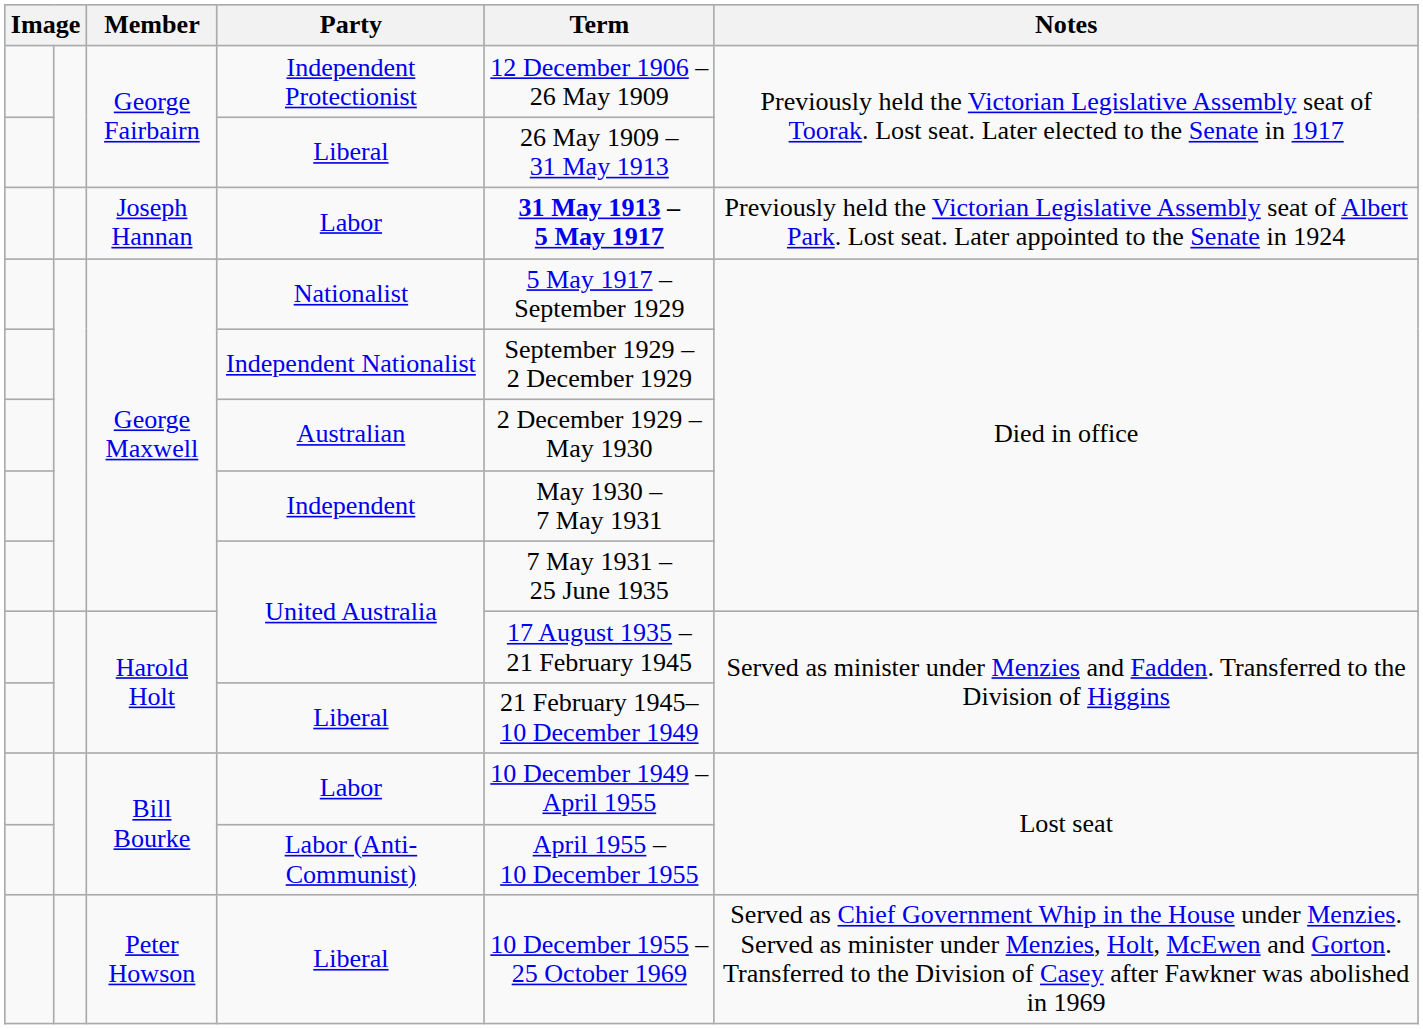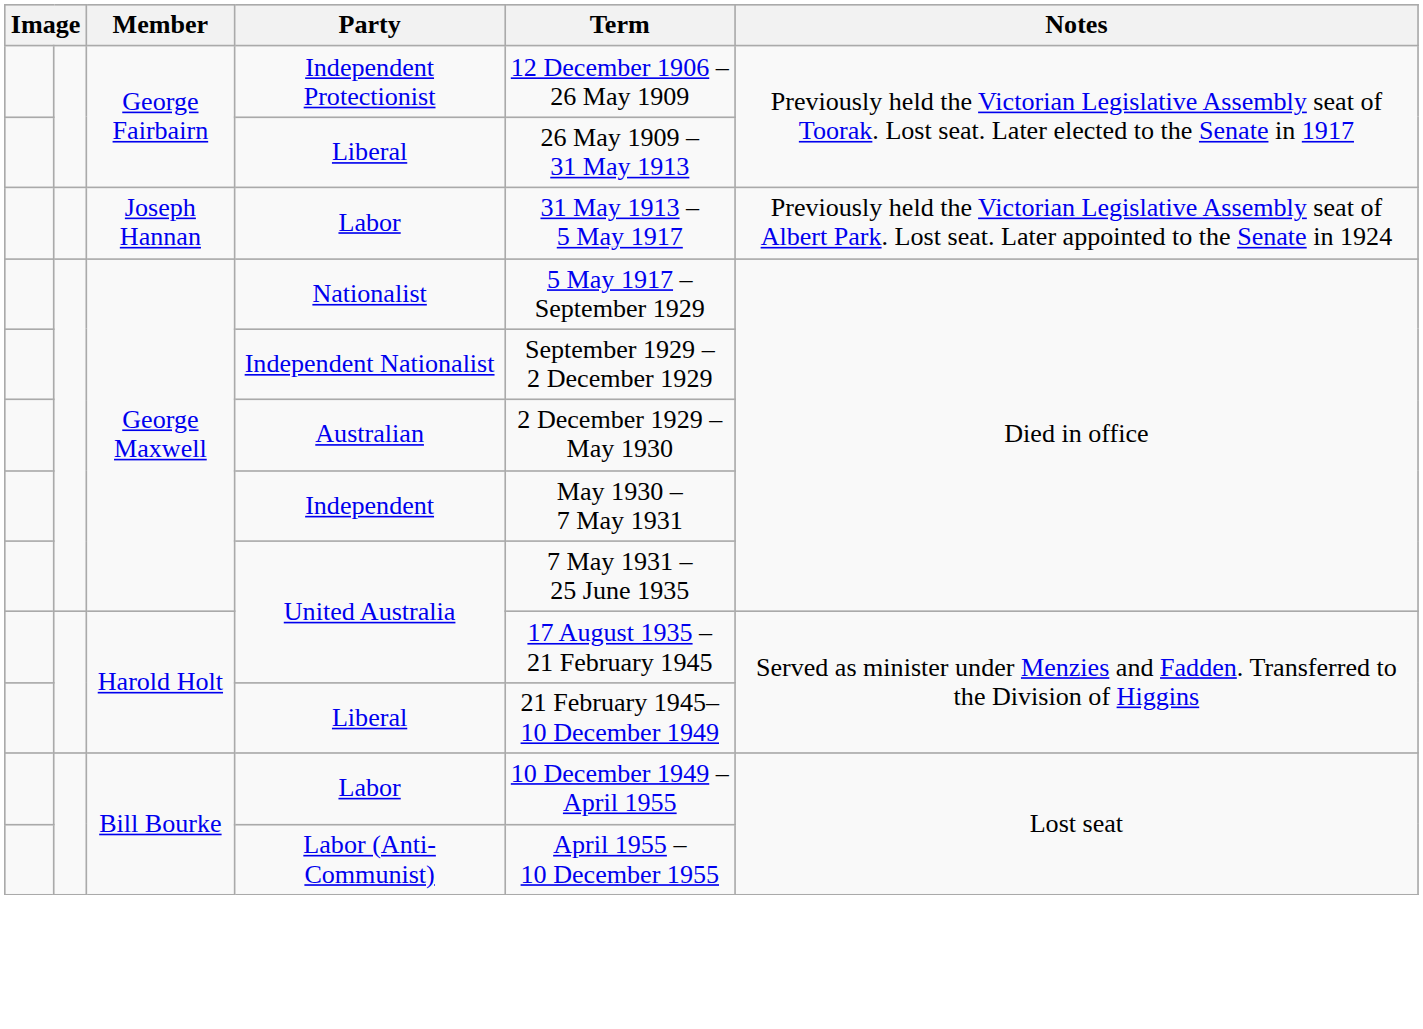(599, 222) bold -> (620, 222) normal
- row: (152, 958)
